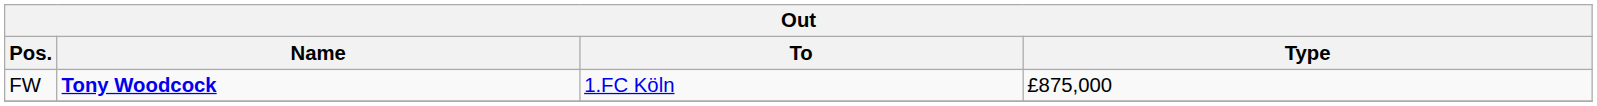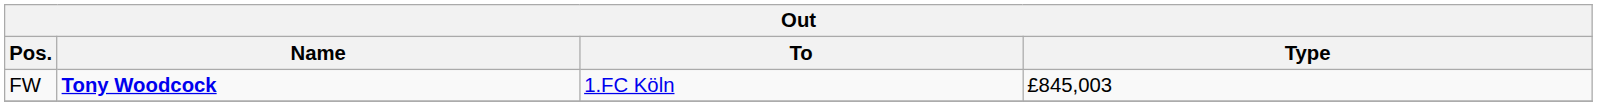(1070, 85) £875,000 -> (1070, 85) £845,003
